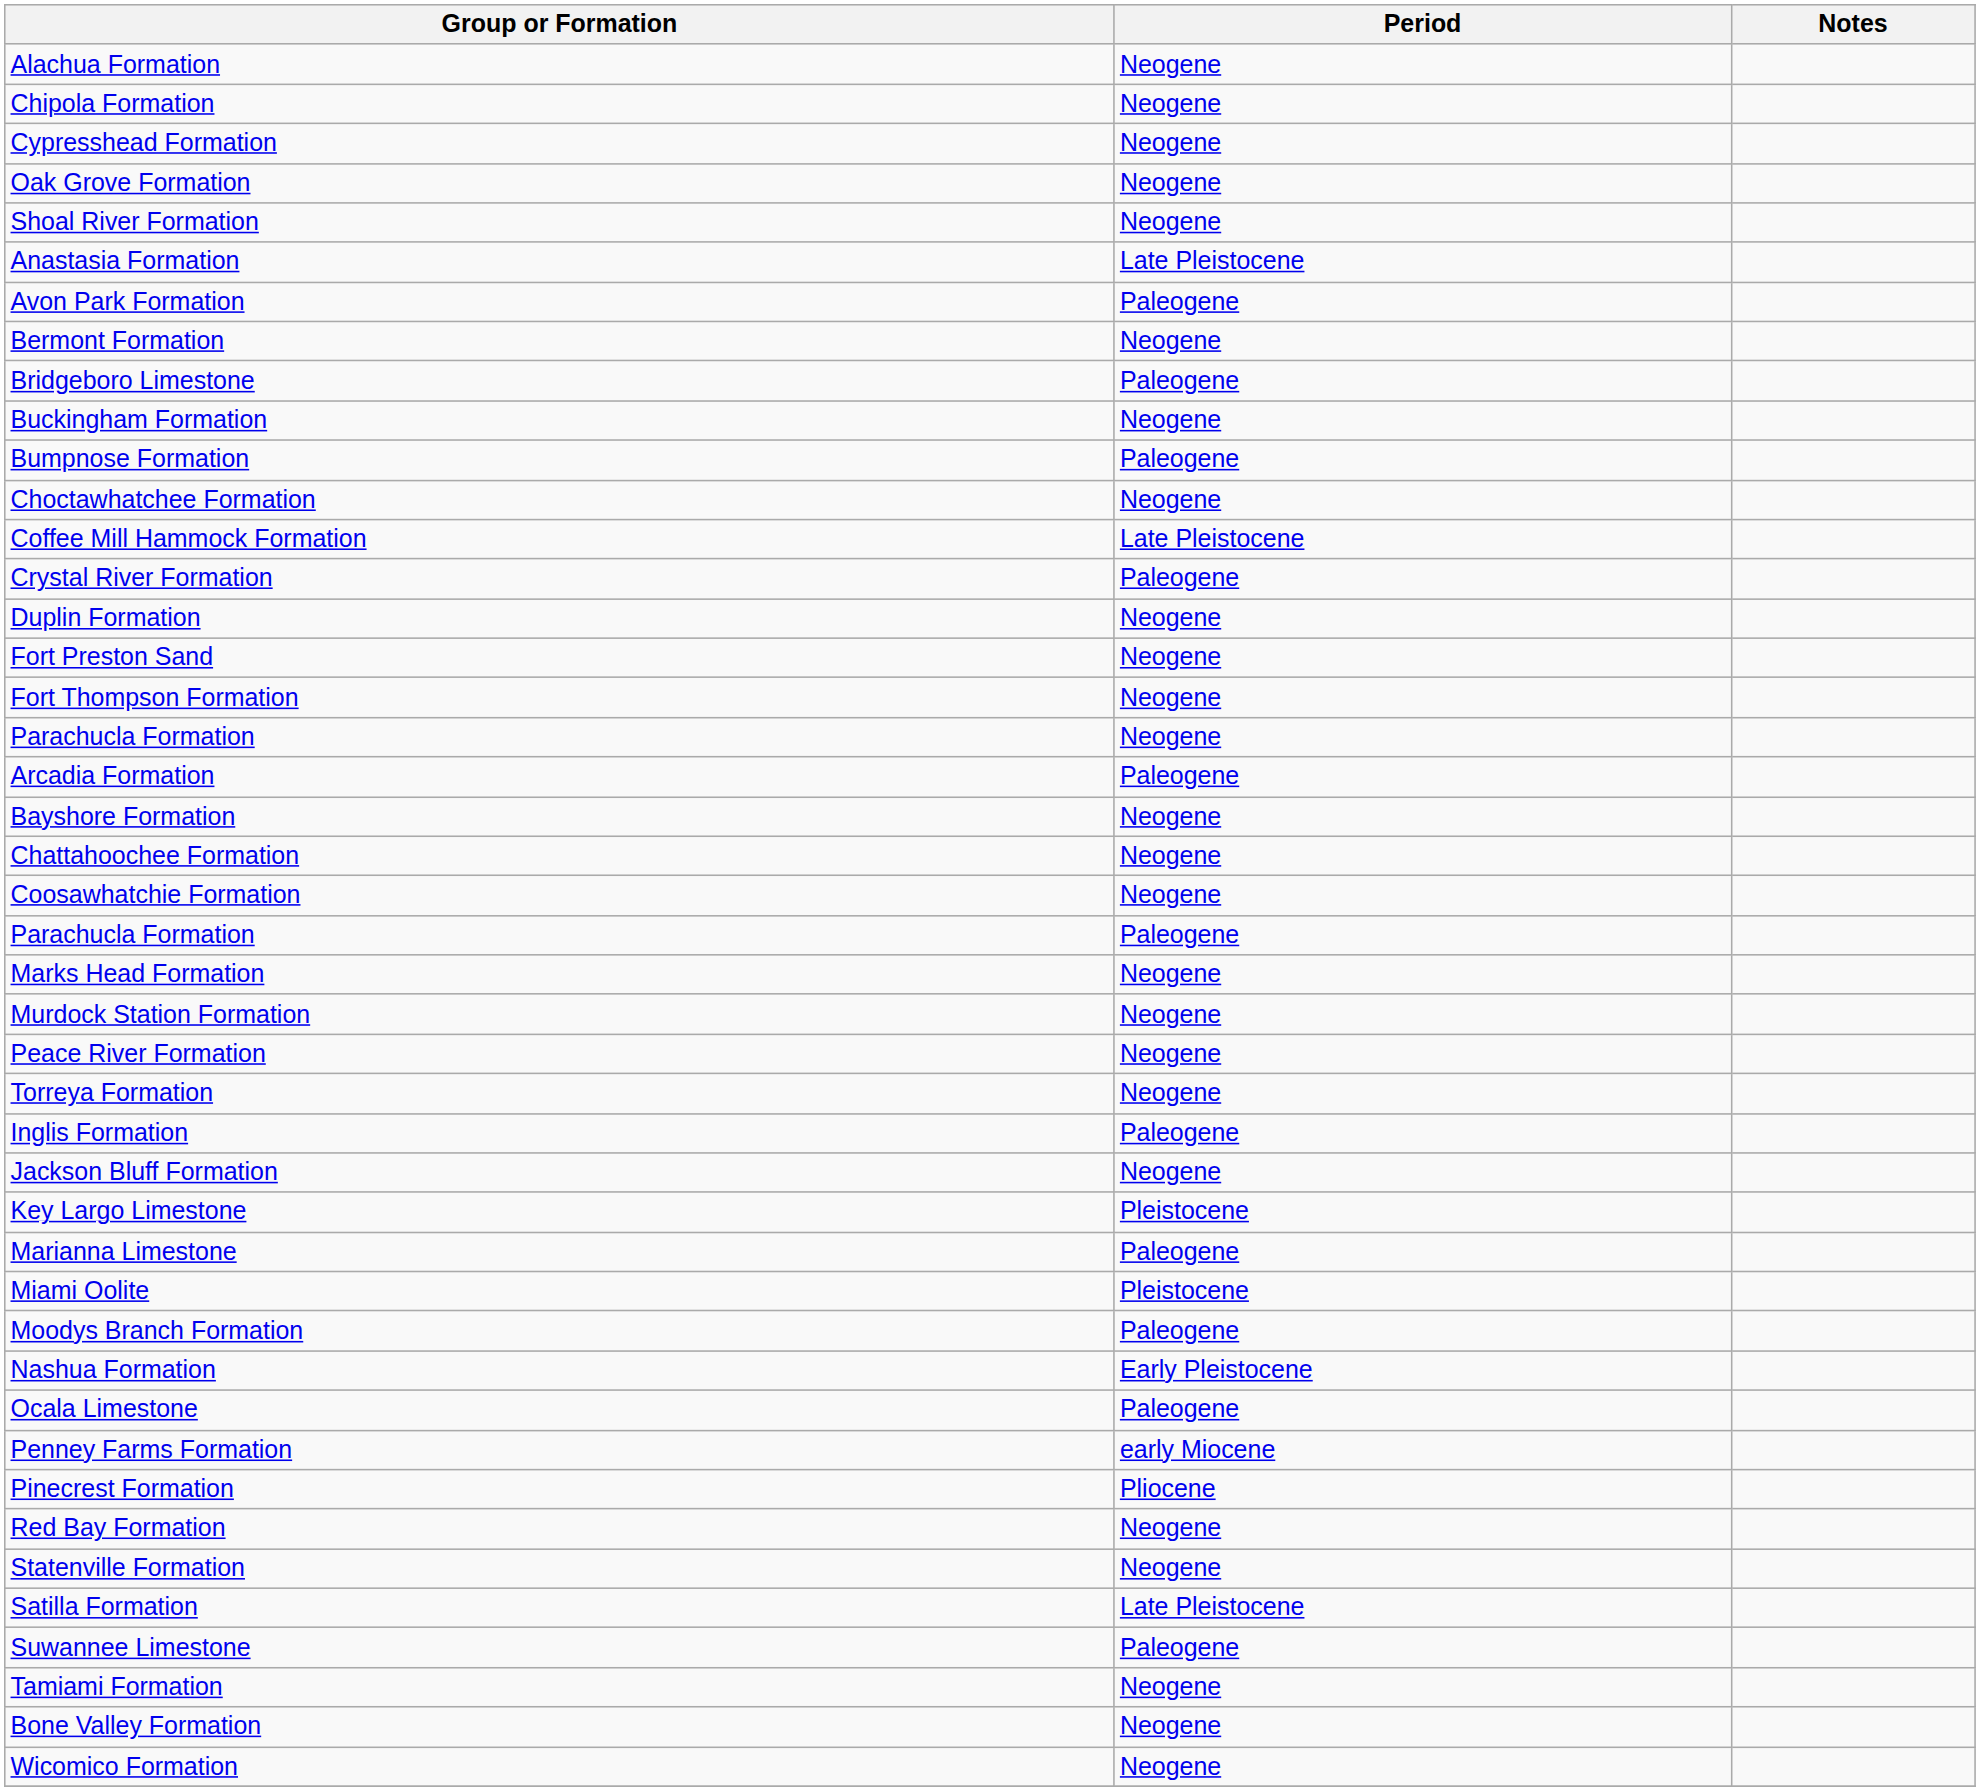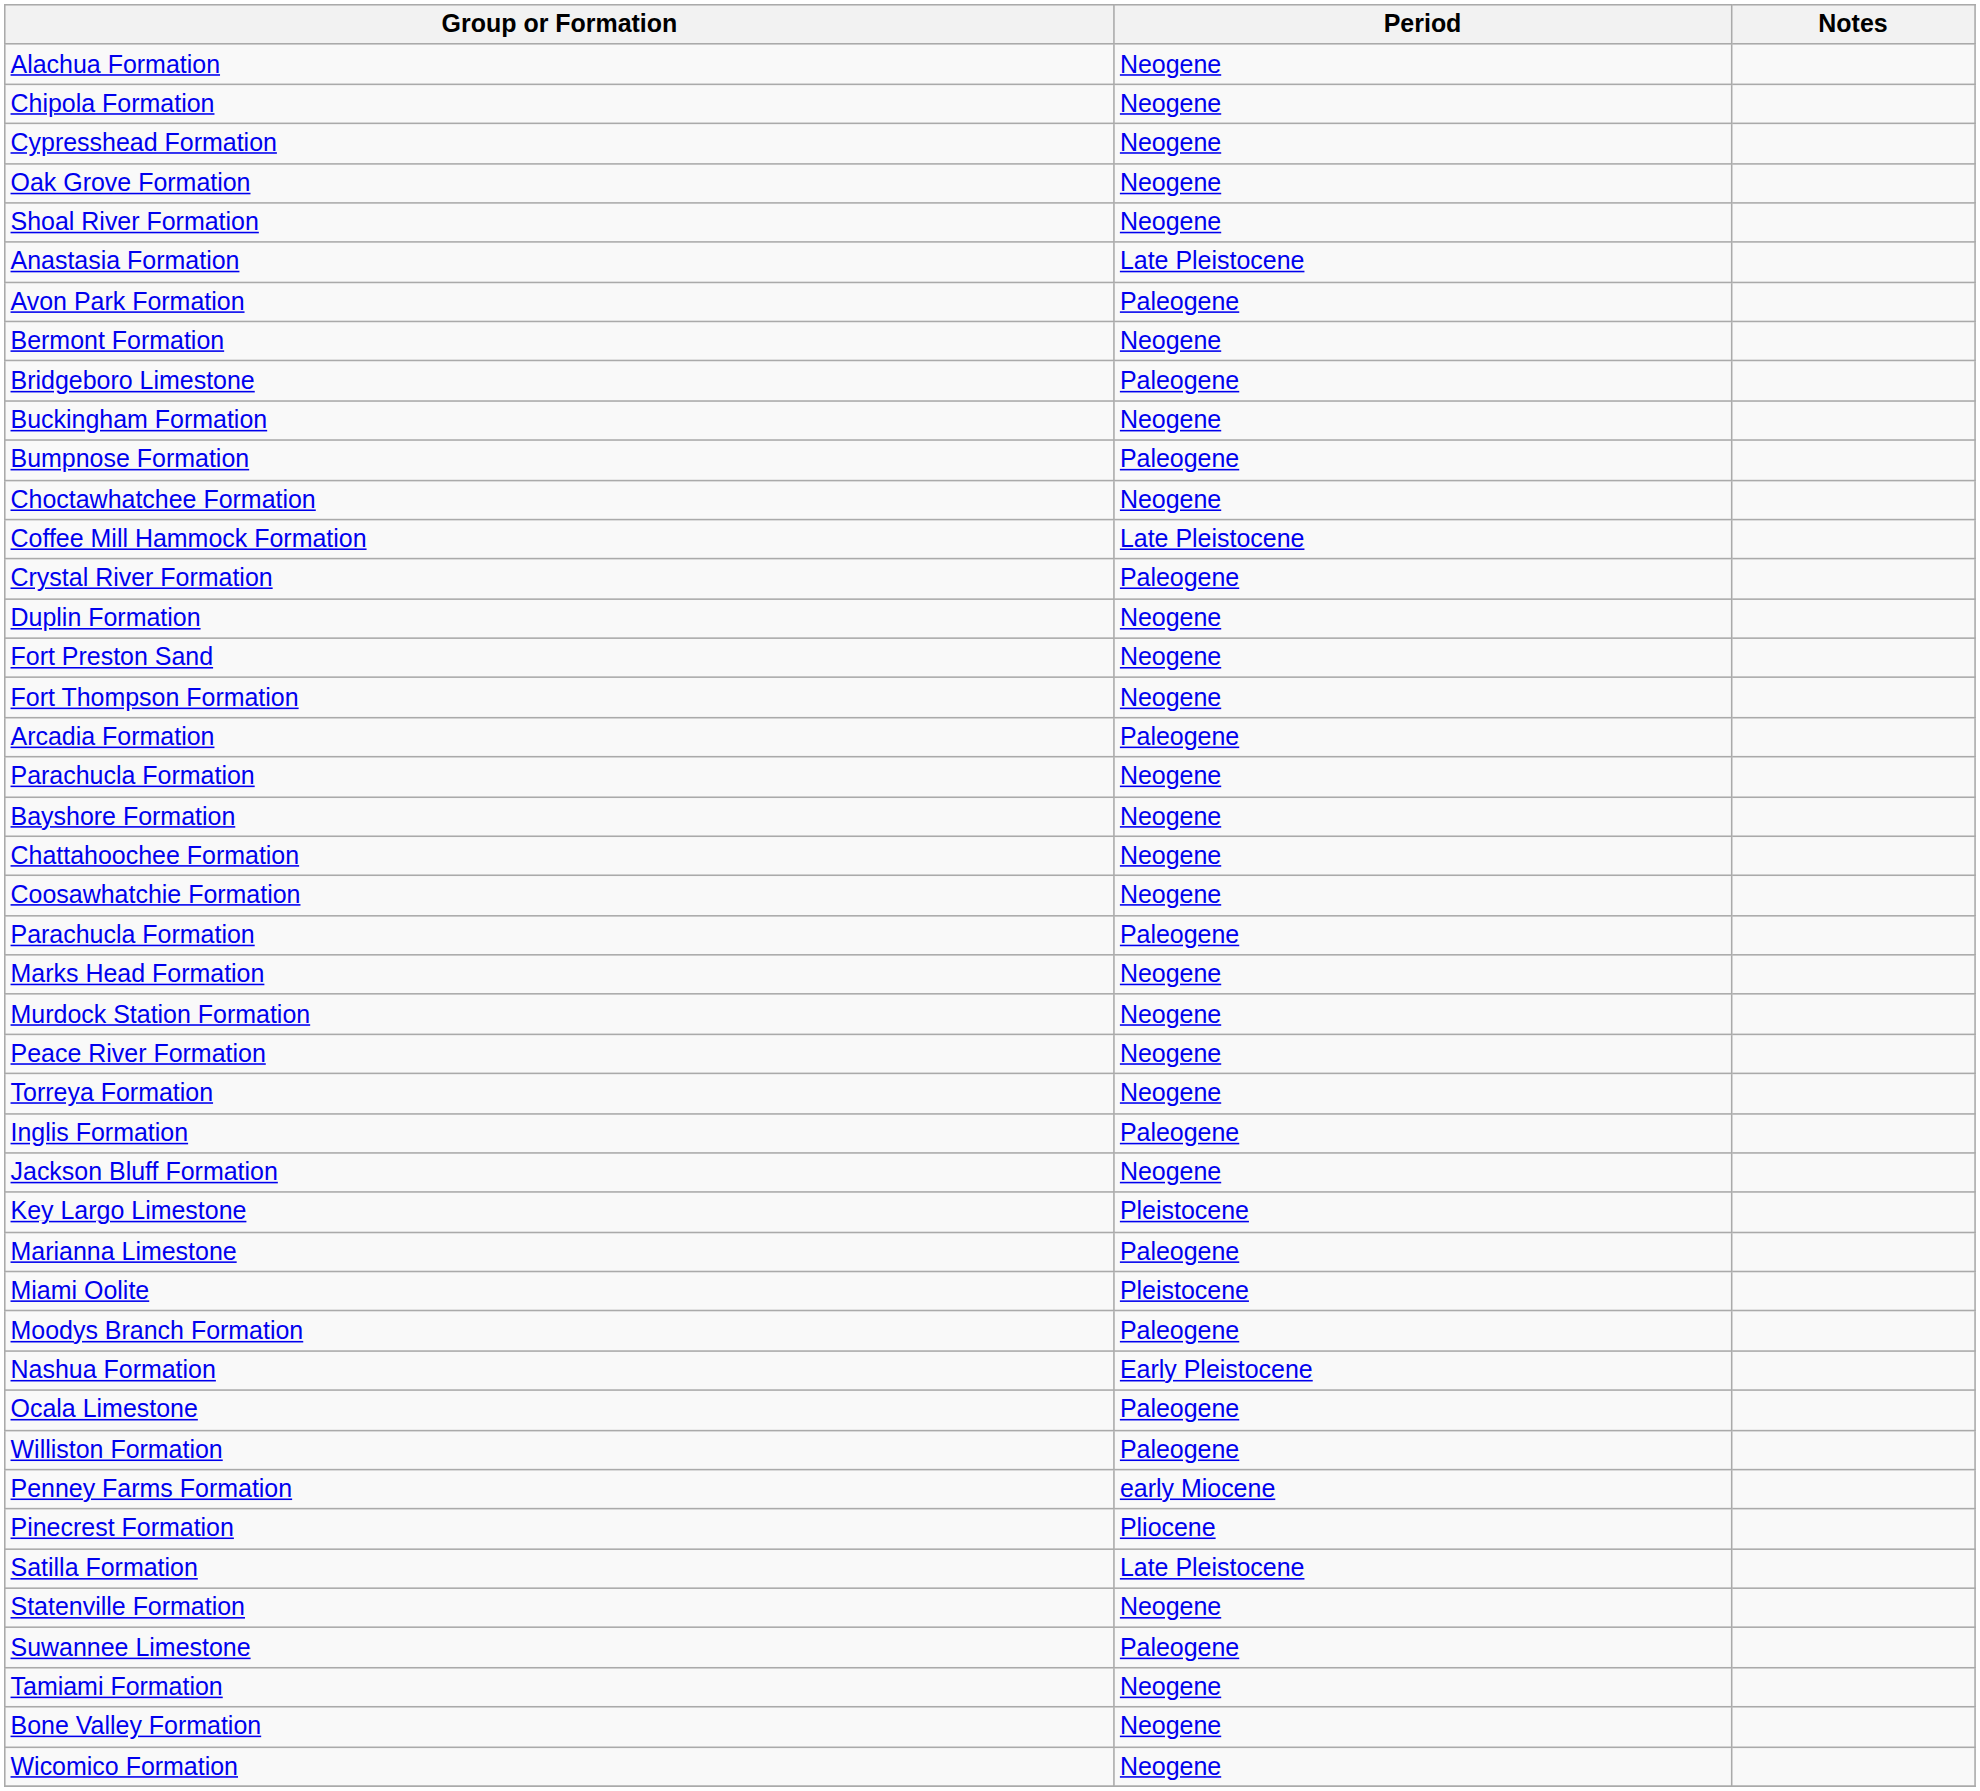rows swapped: (133, 736) <-> (112, 776)
+ row: (117, 1449)
- row: (118, 1528)
rows swapped: (104, 1607) <-> (128, 1568)
